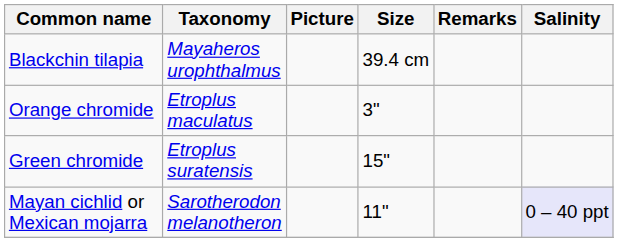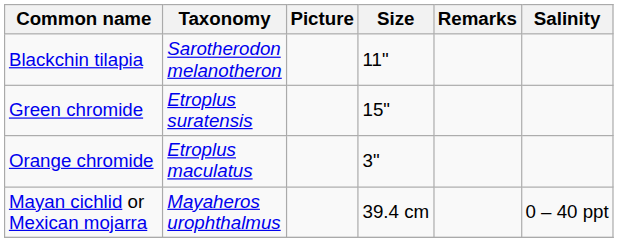(224, 59) Mayaheros urophthalmus -> (225, 59) Sarotherodon melanotheron
(396, 59) 39.4 cm -> (376, 59) 11"
rows swapped: (81, 110) <-> (76, 161)
(225, 211) Sarotherodon melanotheron -> (224, 211) Mayaheros urophthalmus
(376, 211) 11" -> (396, 211) 39.4 cm
(567, 211) lavender background -> (567, 211) no background
